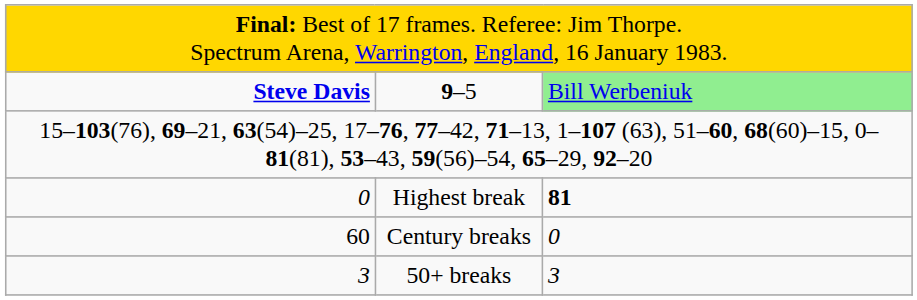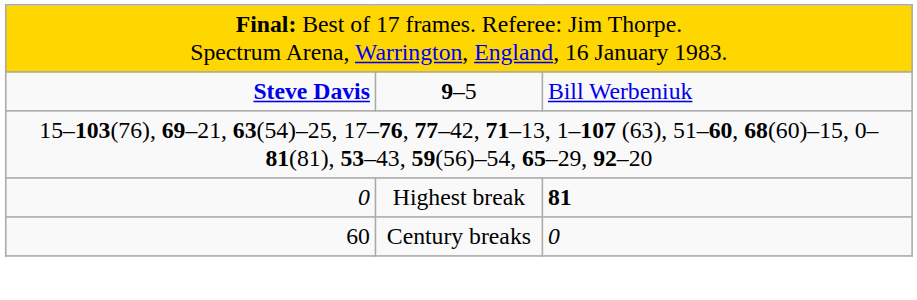(620, 91) lightgreen background -> (620, 91) no background
- row: (459, 275)
